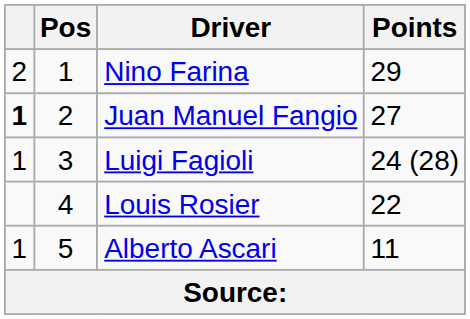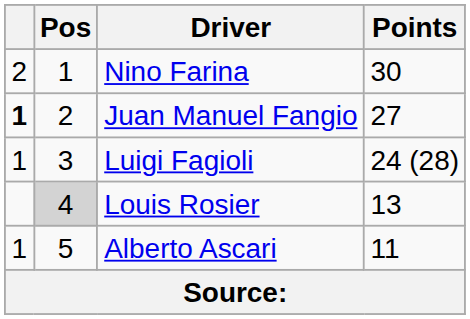(386, 72) 29 -> (386, 72) 30
(66, 204) no background -> (66, 204) lightgrey background
(386, 204) 22 -> (386, 204) 13
